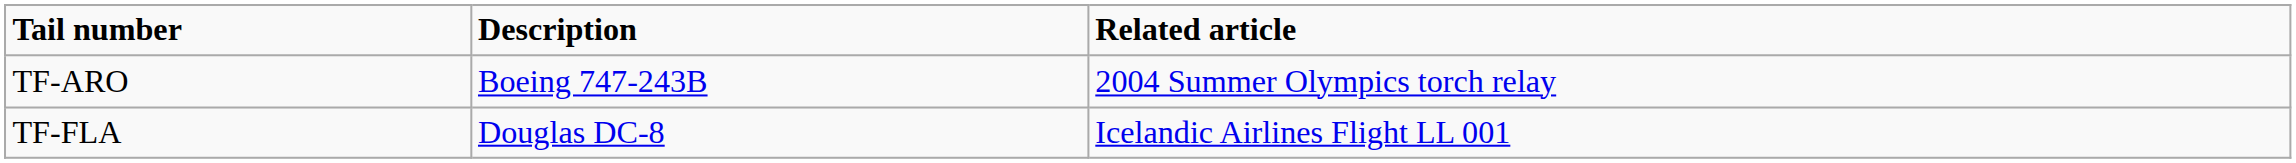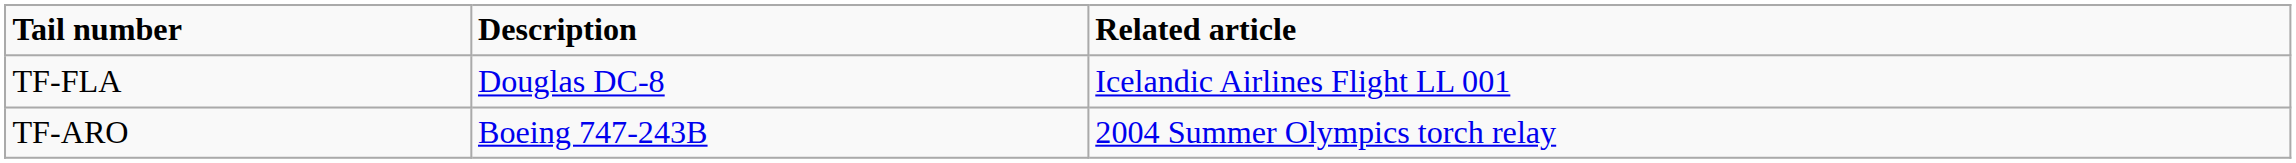rows swapped: (70, 81) <-> (67, 132)
